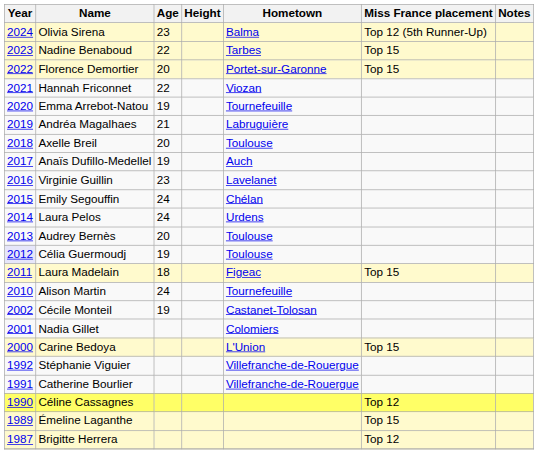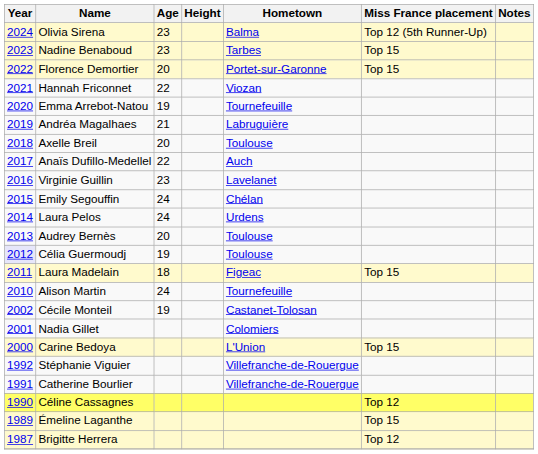(163, 50) 22 -> (163, 50) 23
(163, 161) 19 -> (163, 161) 22
